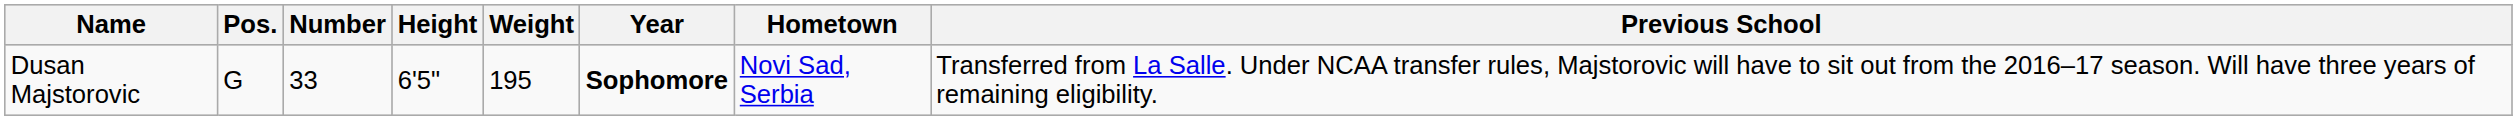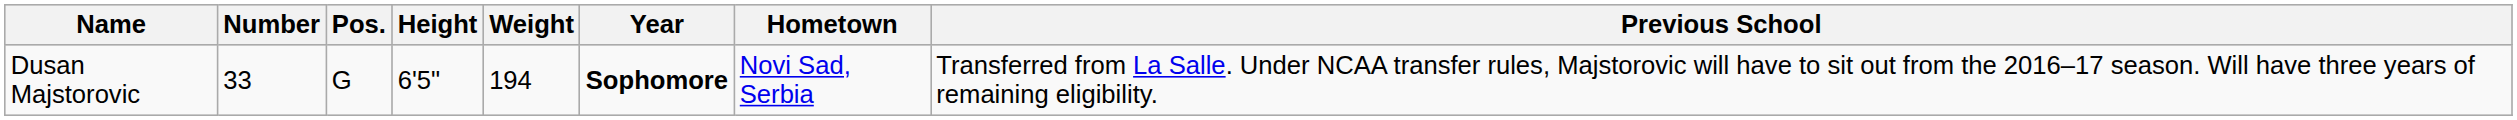columns swapped: (338, 24) <-> (250, 24)
(510, 79) 195 -> (510, 79) 194
